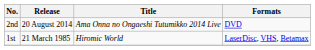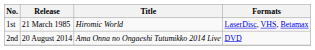rows swapped: (11, 38) <-> (12, 24)
